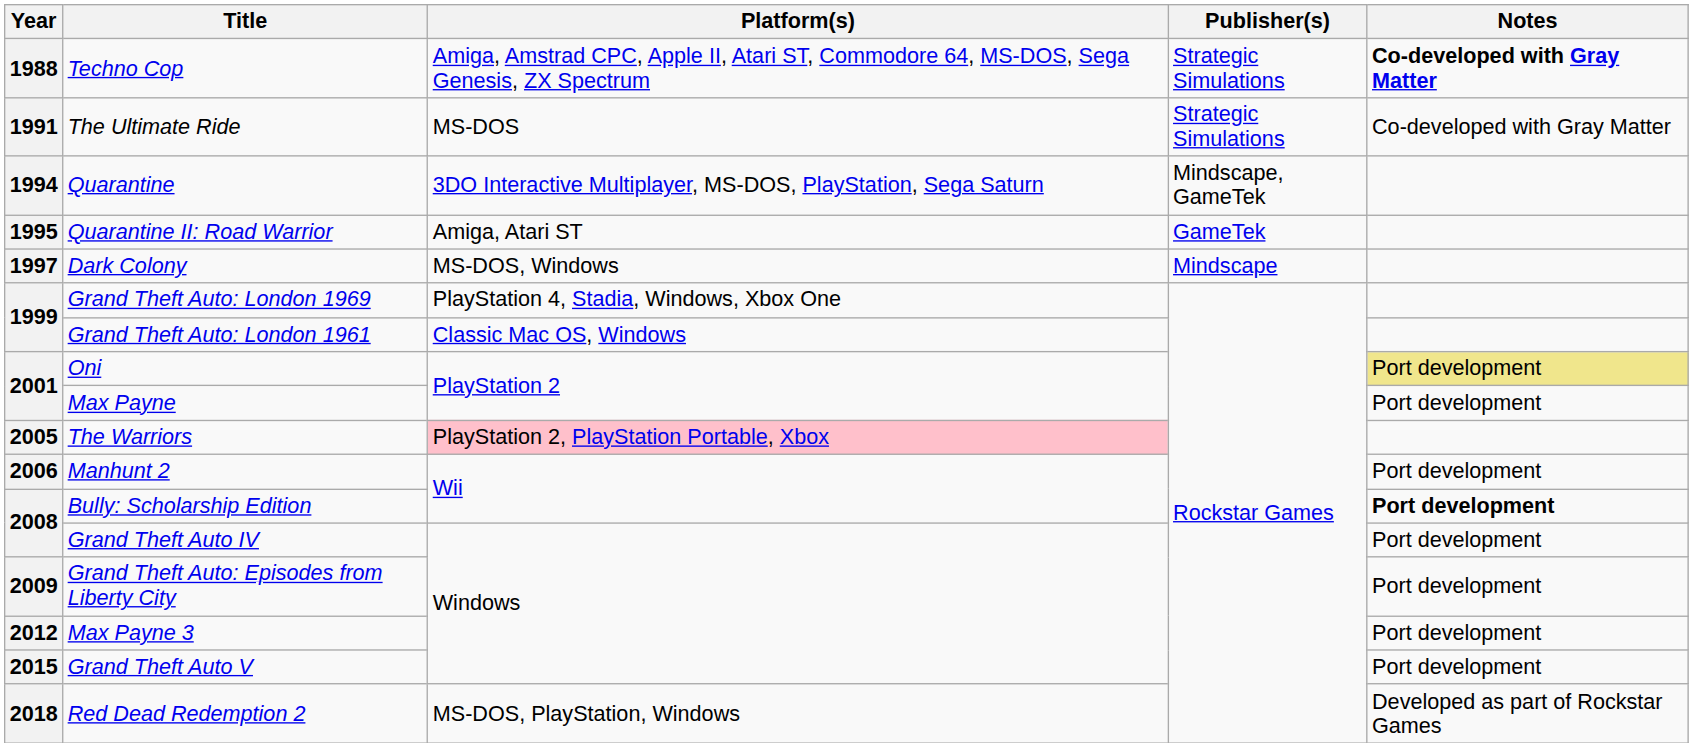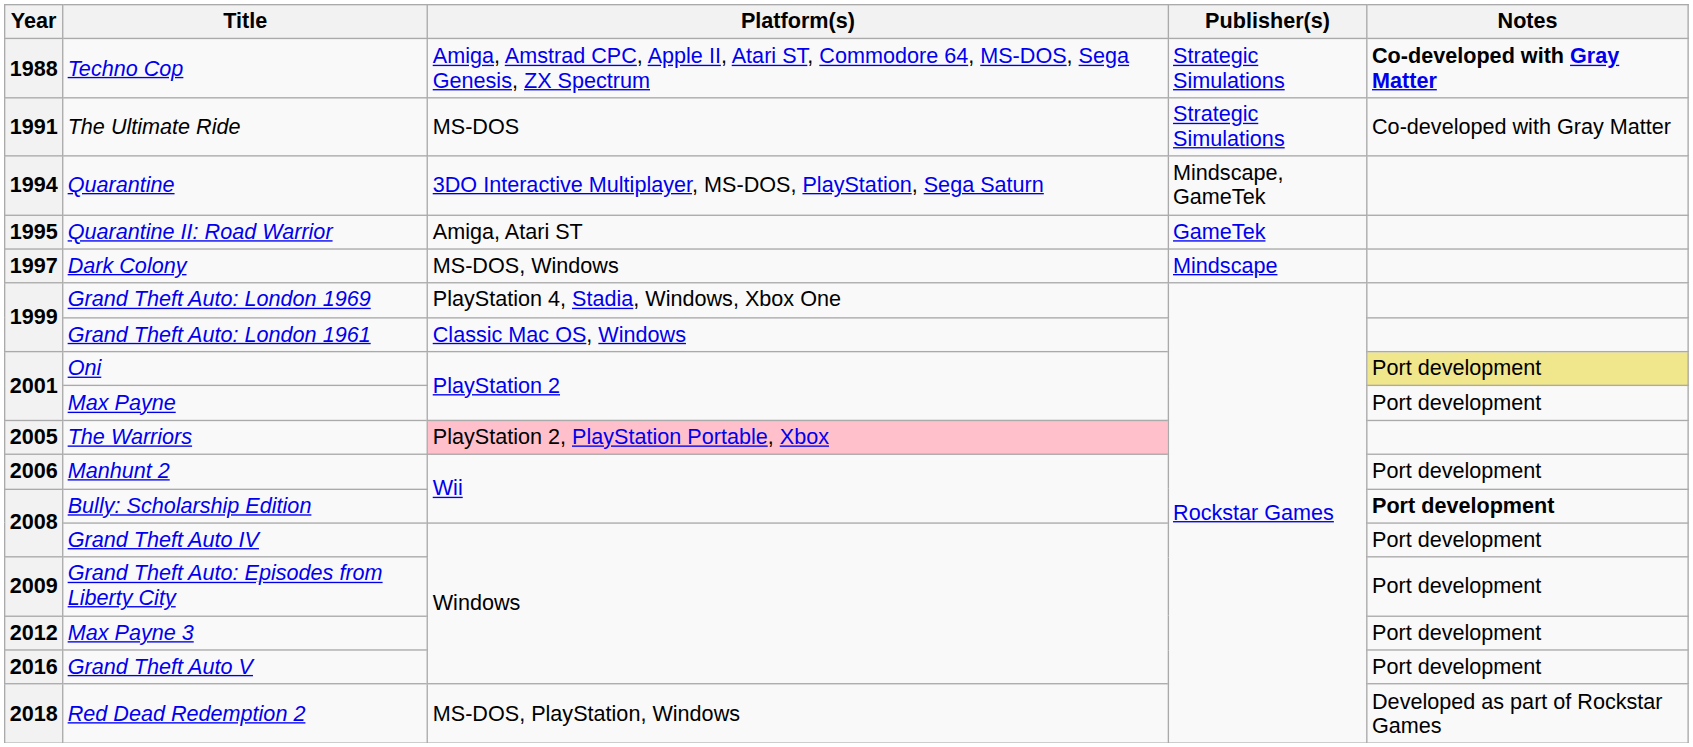(34, 666) 2015 -> (34, 666) 2016
